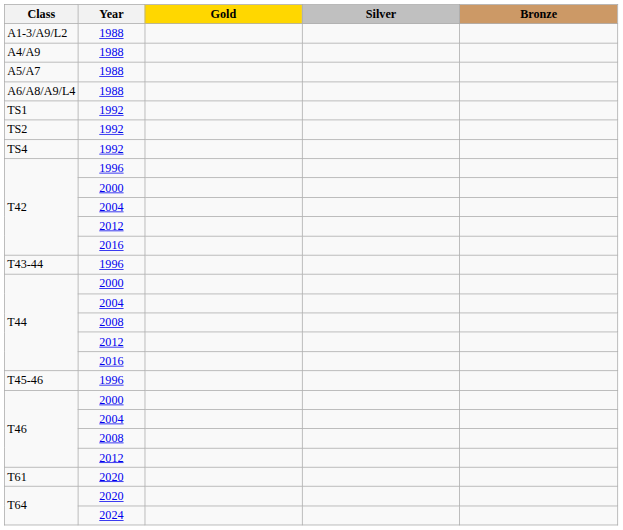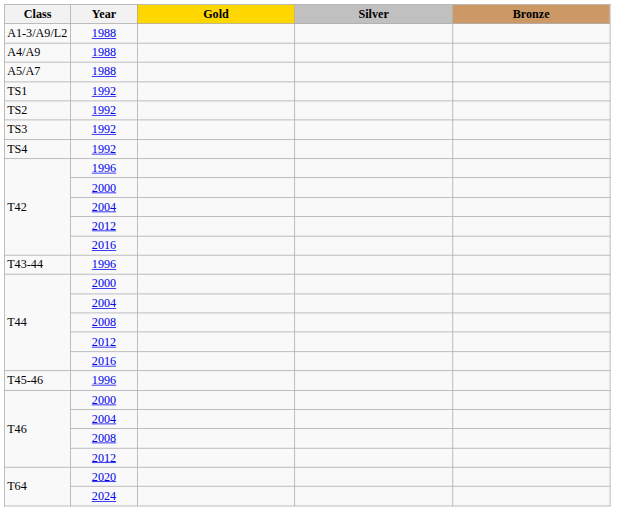- row: (41, 91)
+ row: (17, 129)
- row: (17, 476)
